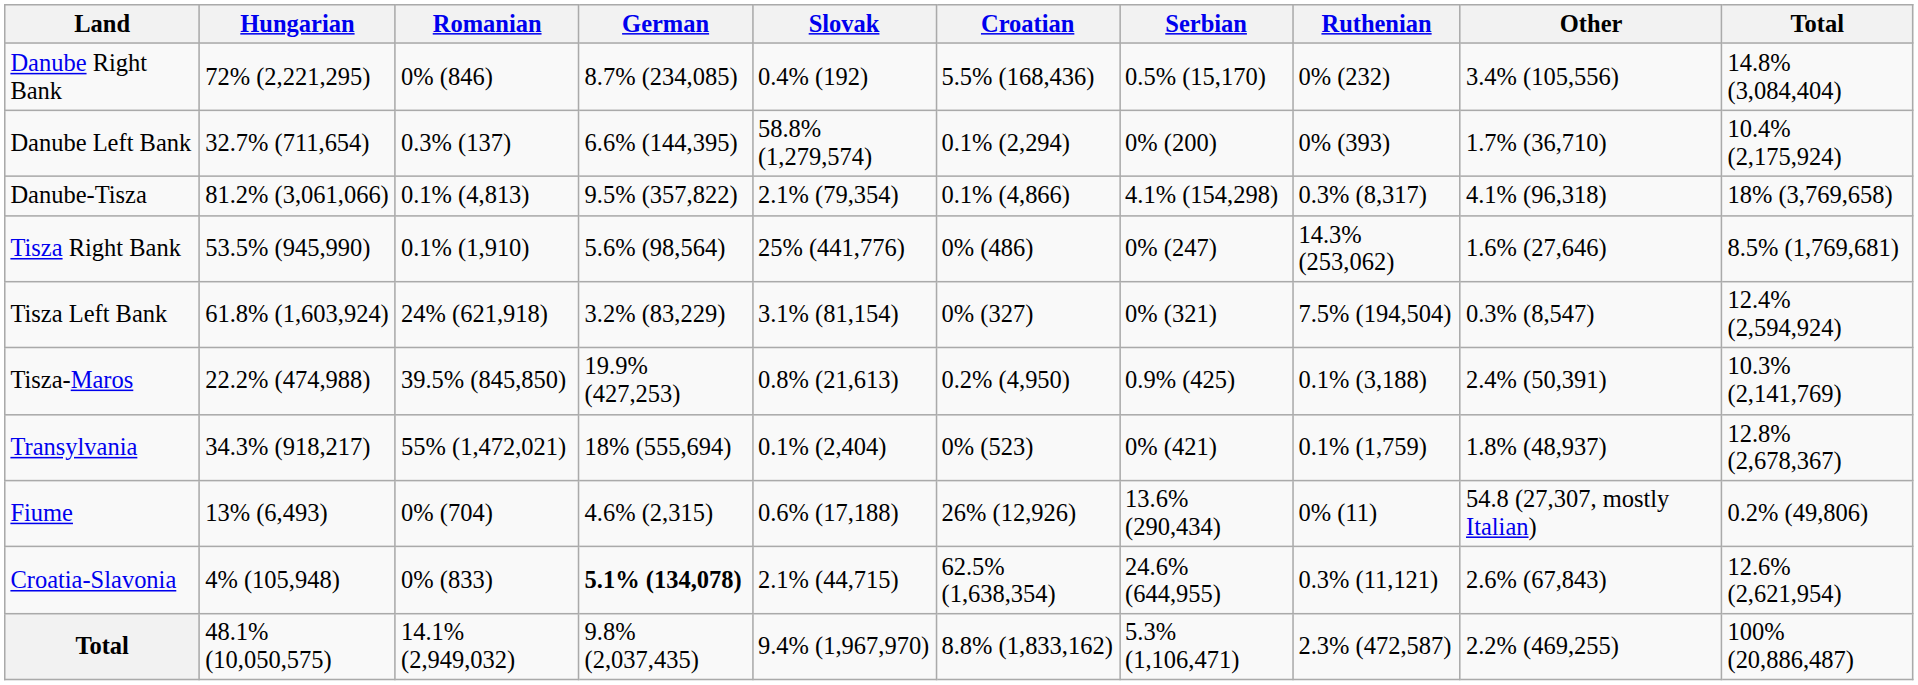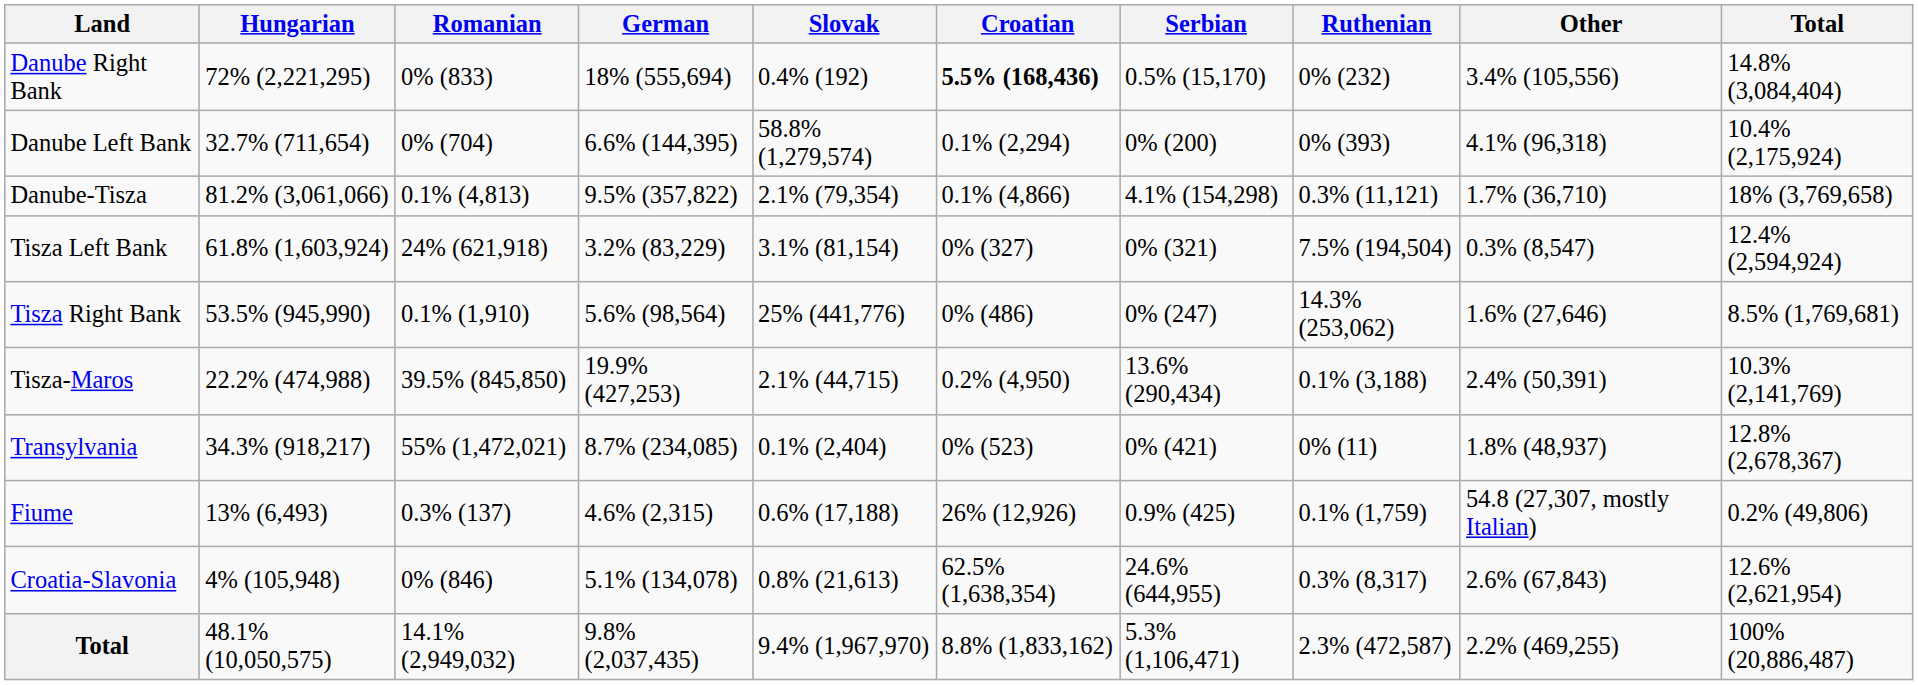(447, 76) 0% (846) -> (447, 76) 0% (833)
(661, 76) 8.7% (234,085) -> (658, 76) 18% (555,694)
(1018, 76) normal -> (1020, 76) bold
(456, 142) 0.3% (137) -> (447, 142) 0% (704)
(1536, 142) 1.7% (36,710) -> (1536, 142) 4.1% (96,318)
(1363, 195) 0.3% (8,317) -> (1368, 195) 0.3% (11,121)
(1536, 195) 4.1% (96,318) -> (1536, 195) 1.7% (36,710)
rows swapped: (96, 248) <-> (89, 314)
(828, 380) 0.8% (21,613) -> (828, 380) 2.1% (44,715)
(1180, 380) 0.9% (425) -> (1173, 380) 13.6% (290,434)
(658, 447) 18% (555,694) -> (661, 447) 8.7% (234,085)
(1363, 447) 0.1% (1,759) -> (1338, 447) 0% (11)
(447, 513) 0% (704) -> (456, 513) 0.3% (137)
(1173, 513) 13.6% (290,434) -> (1180, 513) 0.9% (425)
(1338, 513) 0% (11) -> (1363, 513) 0.1% (1,759)
(447, 579) 0% (833) -> (447, 579) 0% (846)
(663, 579) bold -> (661, 579) normal
(828, 579) 2.1% (44,715) -> (828, 579) 0.8% (21,613)
(1368, 579) 0.3% (11,121) -> (1363, 579) 0.3% (8,317)
